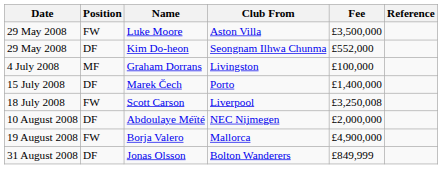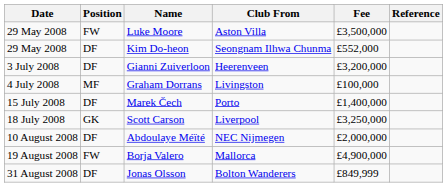+ row: (168, 66)
(91, 102) FW -> (91, 119) GK
(357, 102) £3,250,008 -> (362, 119) £3,250,000
